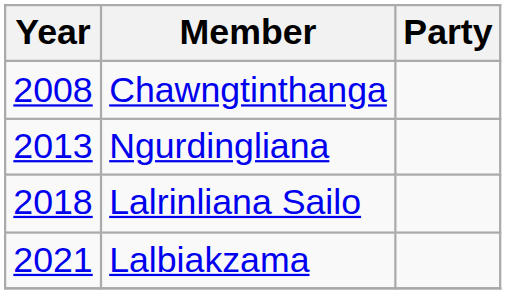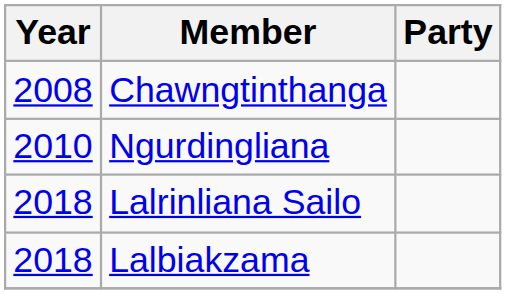(53, 145) 2013 -> (53, 145) 2010
(53, 259) 2021 -> (53, 259) 2018
